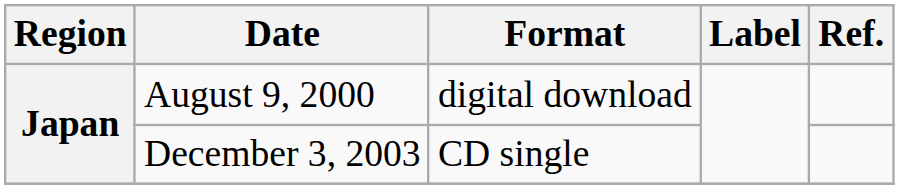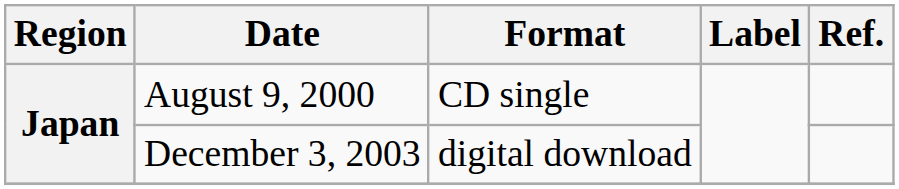(565, 93) digital download -> (514, 93) CD single
(514, 153) CD single -> (565, 153) digital download
